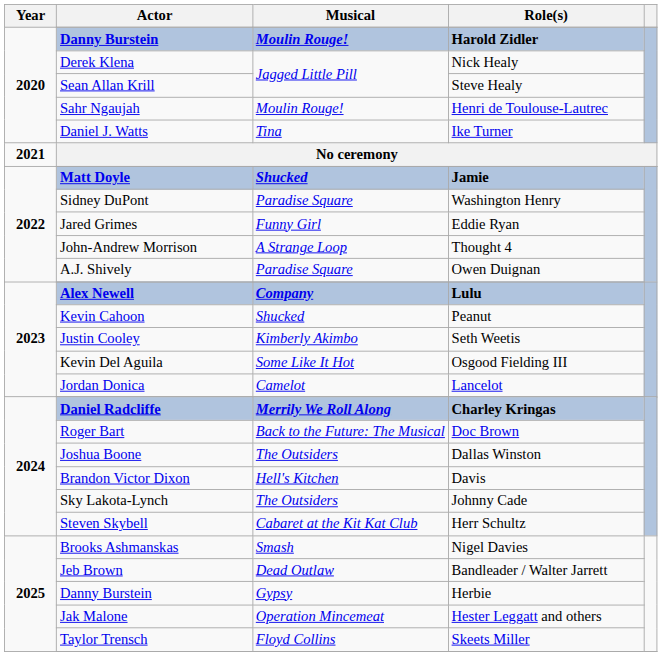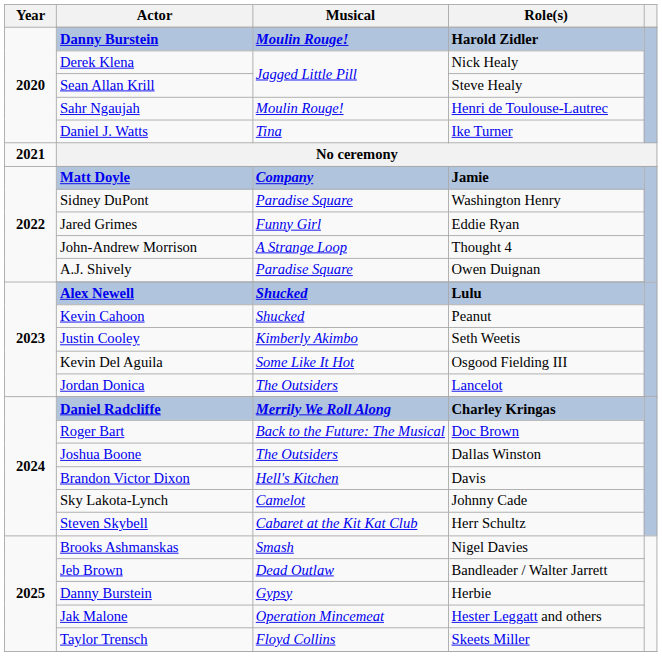(282, 177) Shucked -> (285, 177) Company
(285, 293) Company -> (282, 293) Shucked
(280, 385) Camelot -> (297, 385) The Outsiders
(297, 500) The Outsiders -> (280, 500) Camelot
